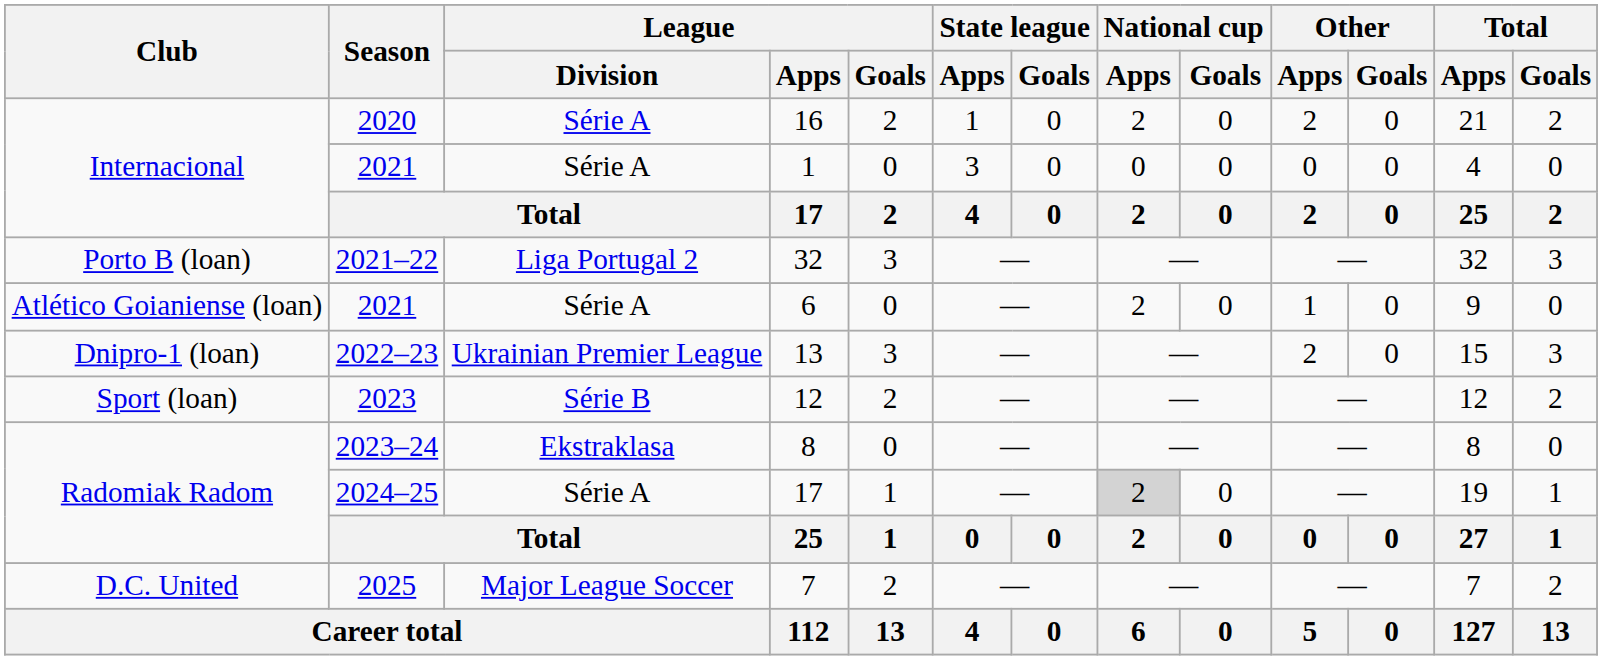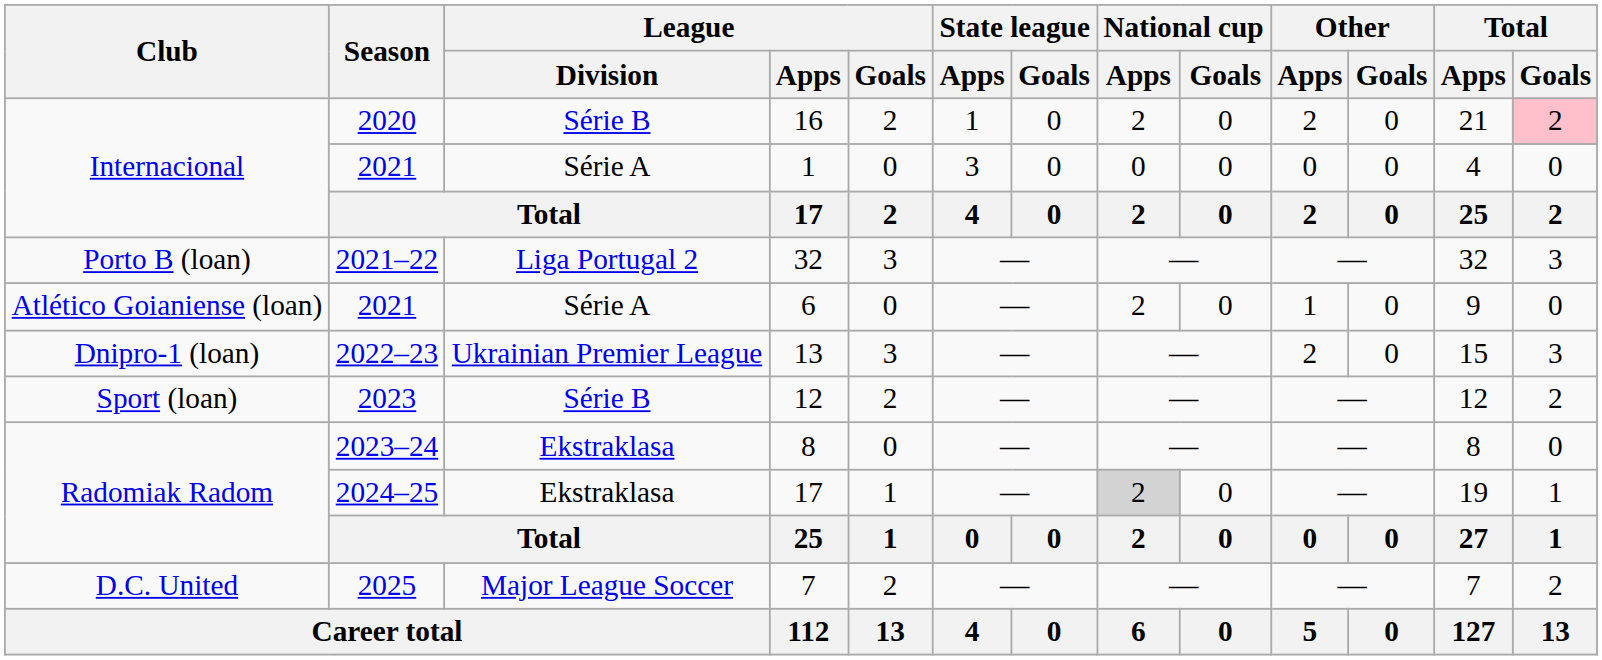(607, 120) Série A -> (607, 120) Série B
(1555, 120) no background -> (1555, 120) pink background
(607, 492) Série A -> (607, 492) Ekstraklasa
